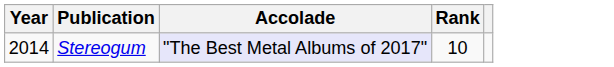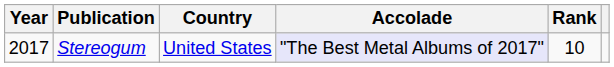+ column: (217, 18)
(29, 47) 2014 -> (29, 47) 2017
